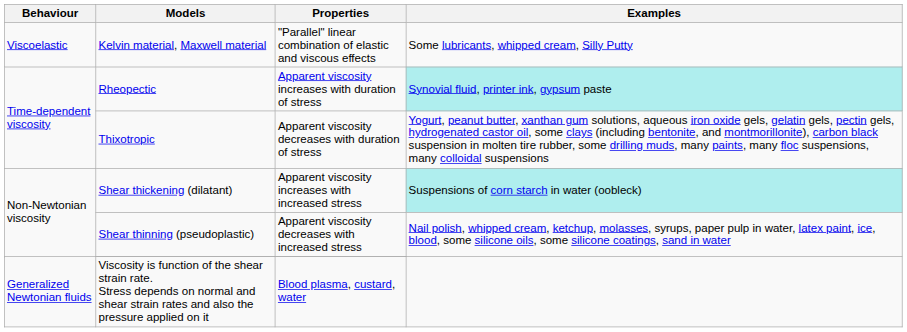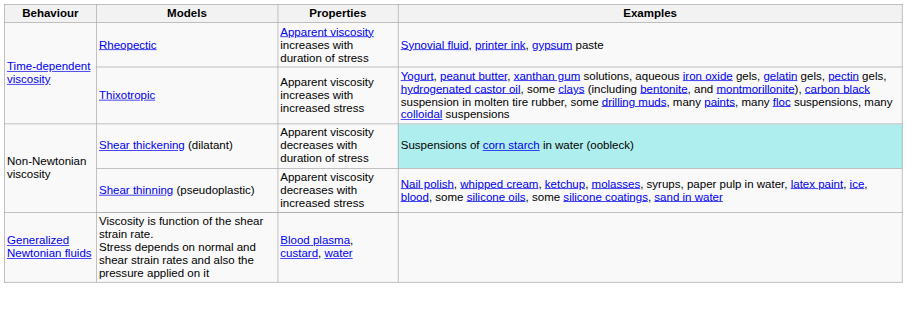- row: (182, 44)
(510, 89) paleturquoise background -> (502, 44) no background
(339, 139) Apparent viscosity decreases with duration of stress -> (327, 95) Apparent viscosity increases with increased stress
(325, 190) Apparent viscosity increases with increased stress -> (327, 146) Apparent viscosity decreases with duration of stress
